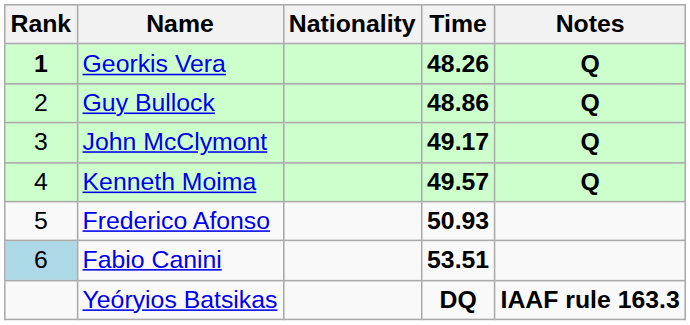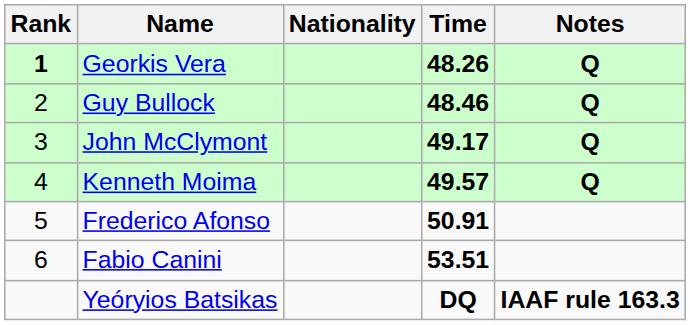(458, 102) 48.86 -> (458, 102) 48.46
(458, 220) 50.93 -> (458, 220) 50.91
(41, 260) lightblue background -> (41, 260) no background
